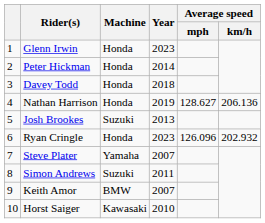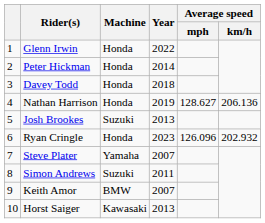(163, 48) 2023 -> (163, 48) 2022
(163, 208) 2010 -> (163, 208) 2013
